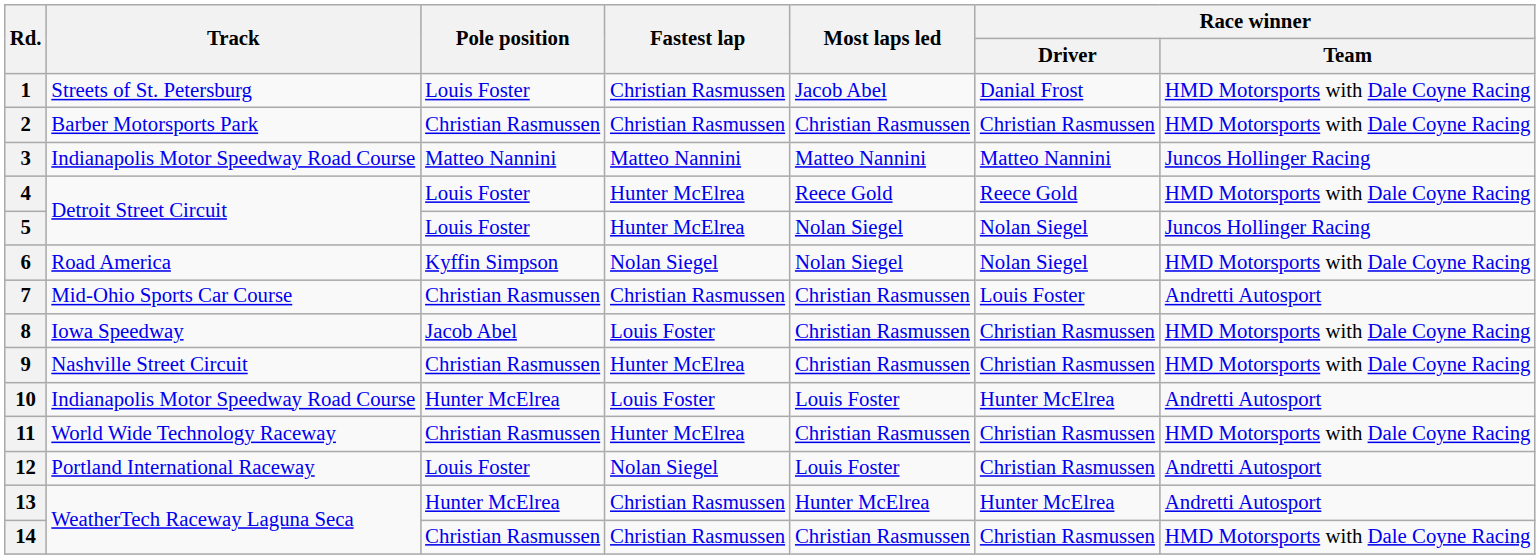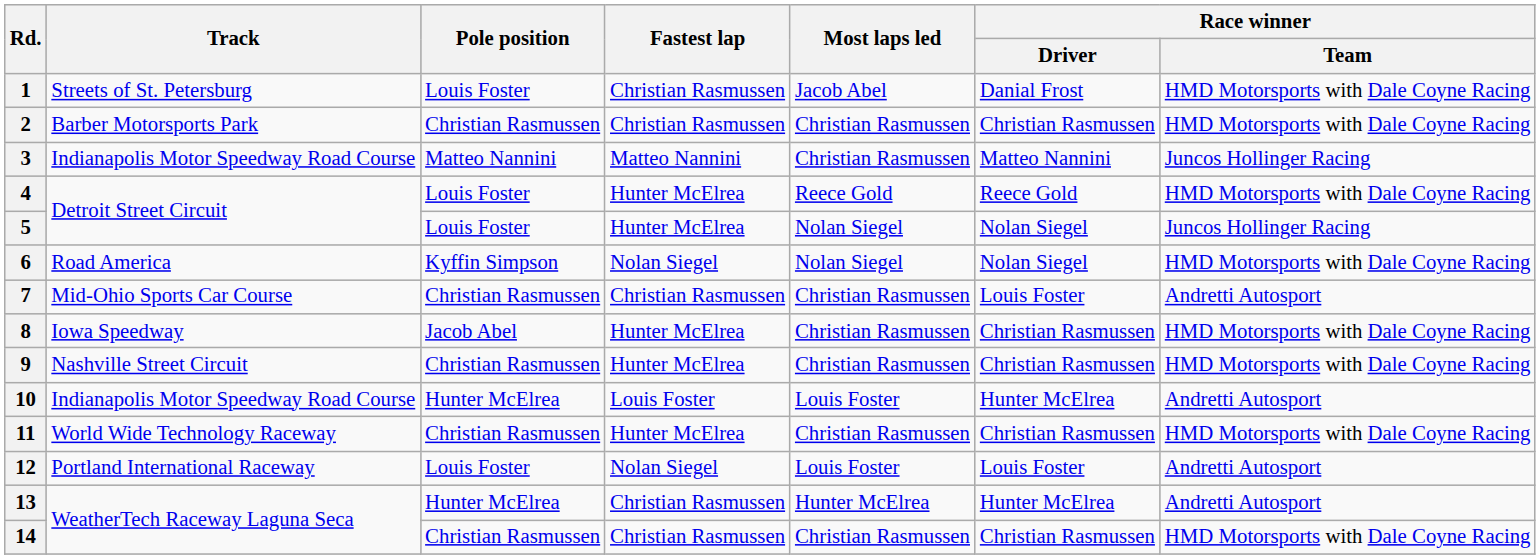(861, 158) Matteo Nannini -> (882, 158) Christian Rasmussen
(662, 330) Louis Foster -> (677, 330) Hunter McElrea
(1067, 467) Christian Rasmussen -> (1032, 467) Louis Foster
